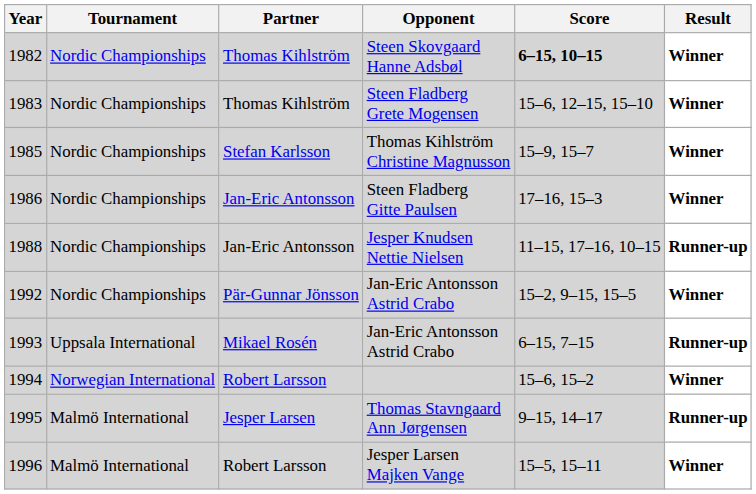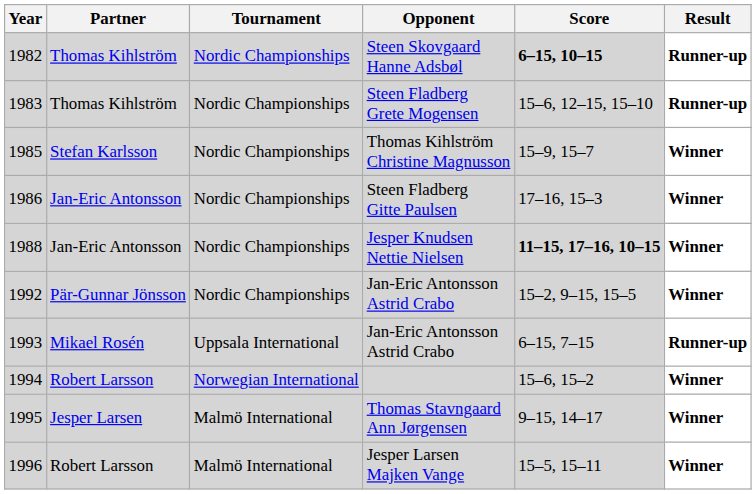columns swapped: (133, 18) <-> (291, 18)
(696, 56) Winner -> (708, 56) Runner-up
(696, 104) Winner -> (708, 104) Runner-up
(589, 247) normal -> (589, 247) bold
(708, 247) Runner-up -> (696, 247) Winner
(708, 418) Runner-up -> (696, 418) Winner
